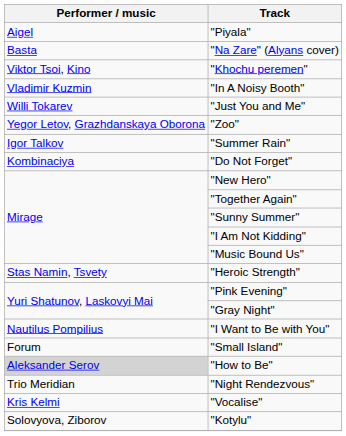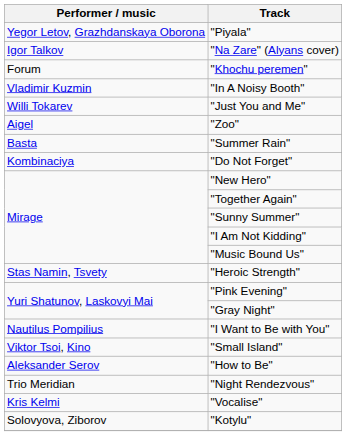(20, 32) Aigel -> (106, 32) Yegor Letov, Grazhdanskaya Oborona
(22, 50) Basta -> (35, 50) Igor Talkov
(49, 69) Viktor Tsoi, Kino -> (24, 69) Forum
(106, 124) Yegor Letov, Grazhdanskaya Oborona -> (20, 124) Aigel
(35, 143) Igor Talkov -> (22, 143) Basta
(24, 347) Forum -> (49, 347) Viktor Tsoi, Kino
(53, 365) lightgrey background -> (53, 365) no background
